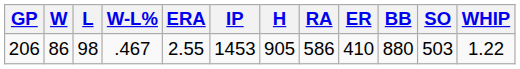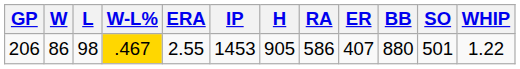(132, 48) no background -> (132, 48) gold background
(359, 48) 410 -> (359, 48) 407
(438, 48) 503 -> (438, 48) 501
